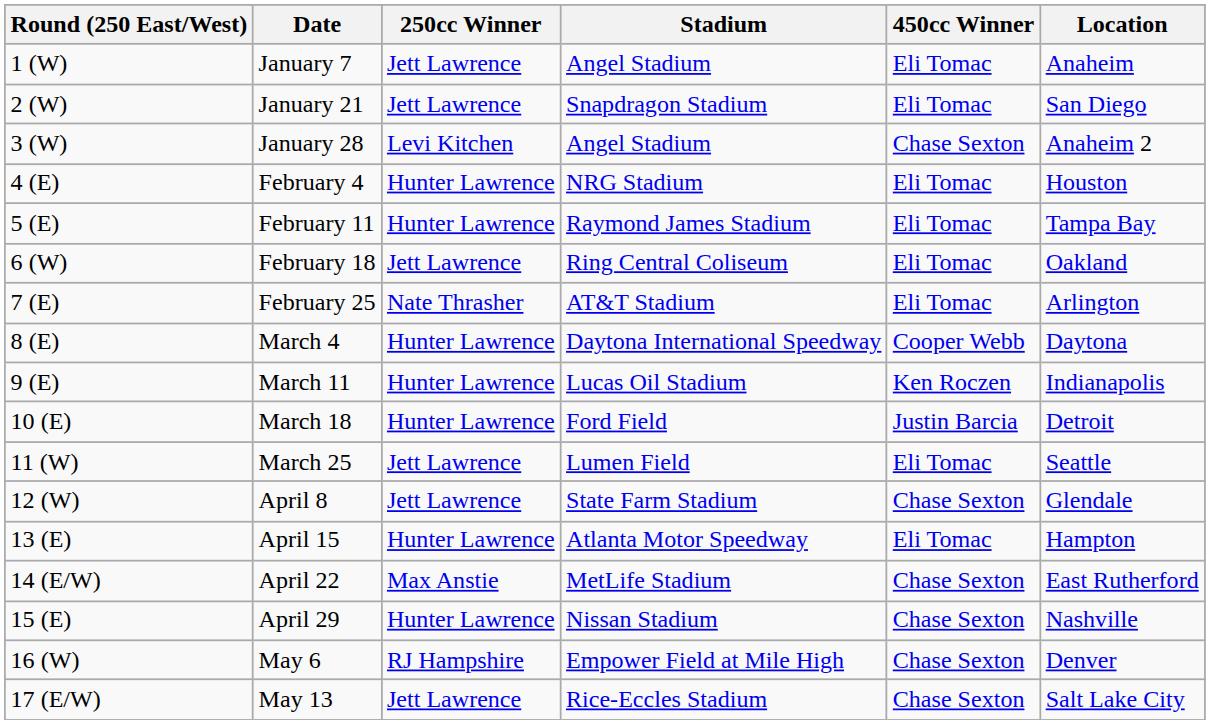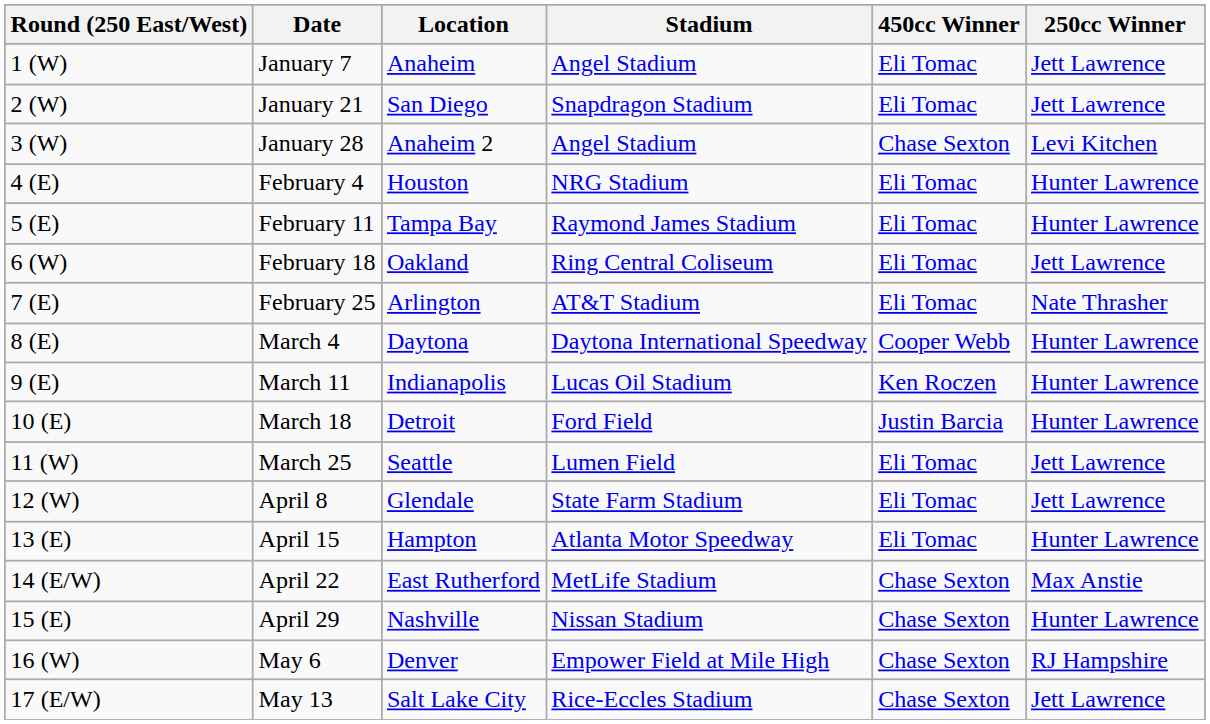columns swapped: (1122, 23) <-> (471, 23)
(959, 500) Chase Sexton -> (928, 500) Eli Tomac
